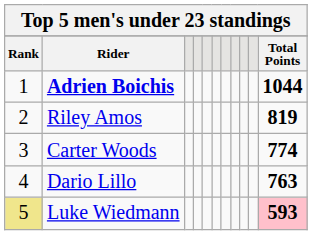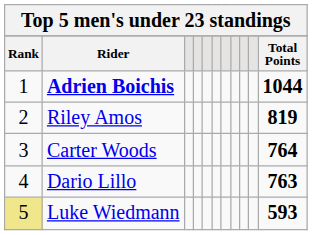(283, 149) 774 -> (283, 149) 764
(283, 213) pink background -> (283, 213) no background
